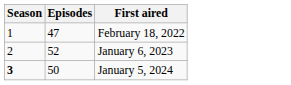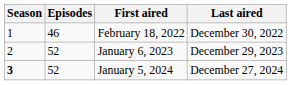+ column: (237, 13)
(53, 32) 47 -> (53, 32) 46
(53, 70) 50 -> (53, 70) 52
